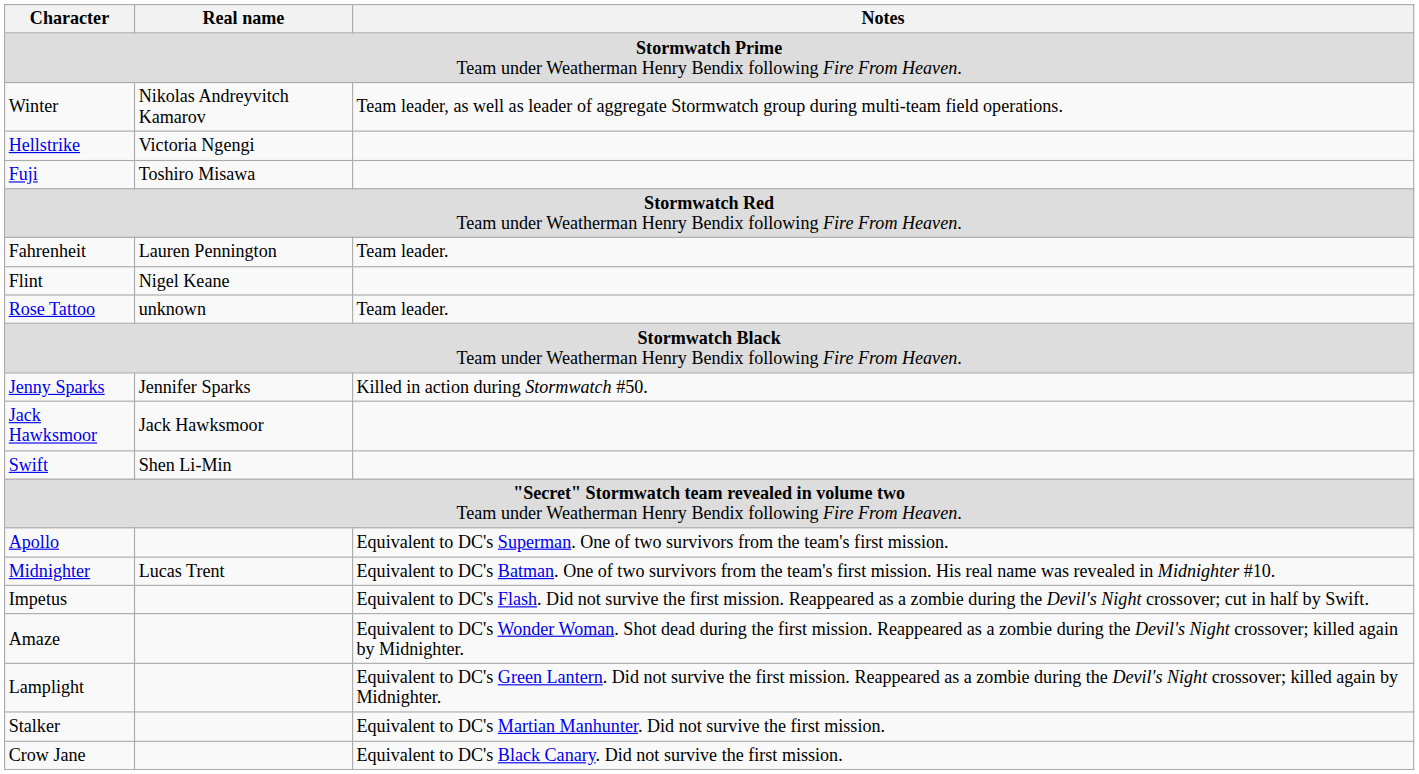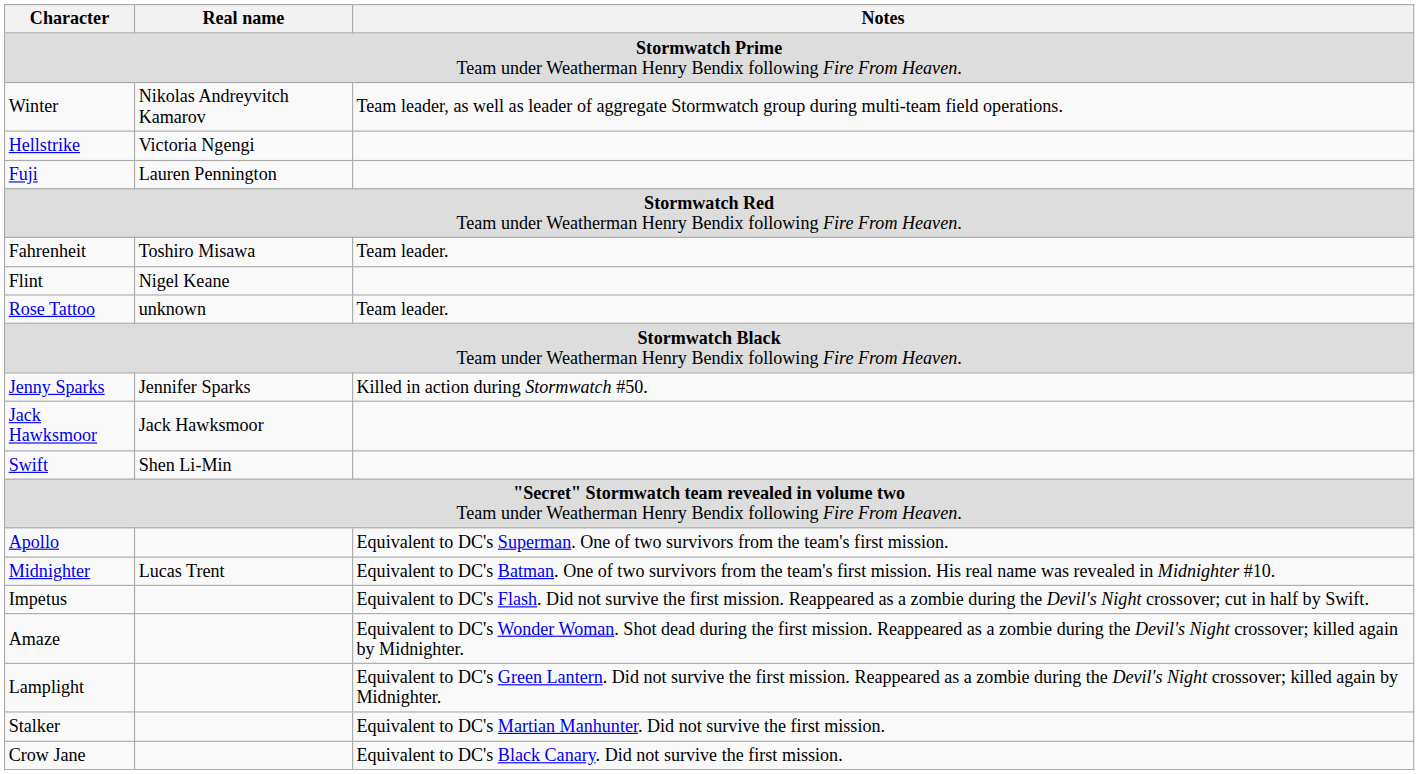(197, 174) Toshiro Misawa -> (208, 174) Lauren Pennington
(208, 251) Lauren Pennington -> (197, 251) Toshiro Misawa
